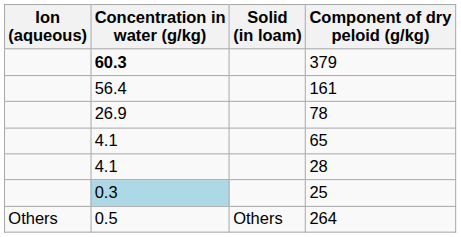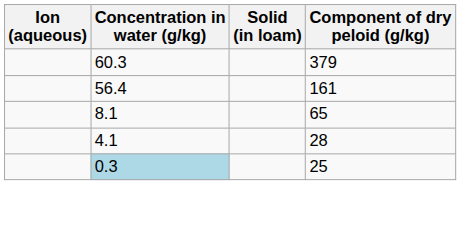(111, 62) bold -> (111, 62) normal
- row: (319, 114)
(106, 140) 4.1 -> (106, 114) 8.1
- row: (323, 219)
